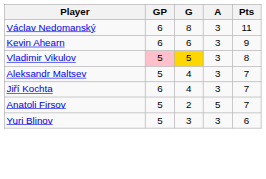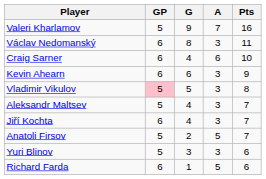+ row: (43, 27)
+ row: (34, 58)
(189, 58) gold background -> (189, 89) no background
+ row: (37, 167)
